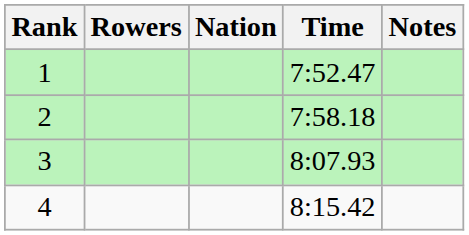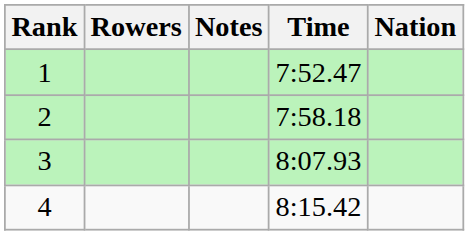columns swapped: (236, 26) <-> (422, 26)
